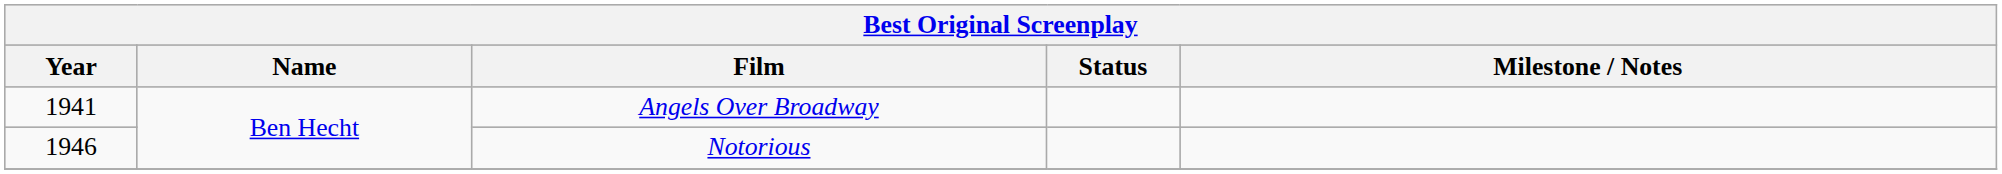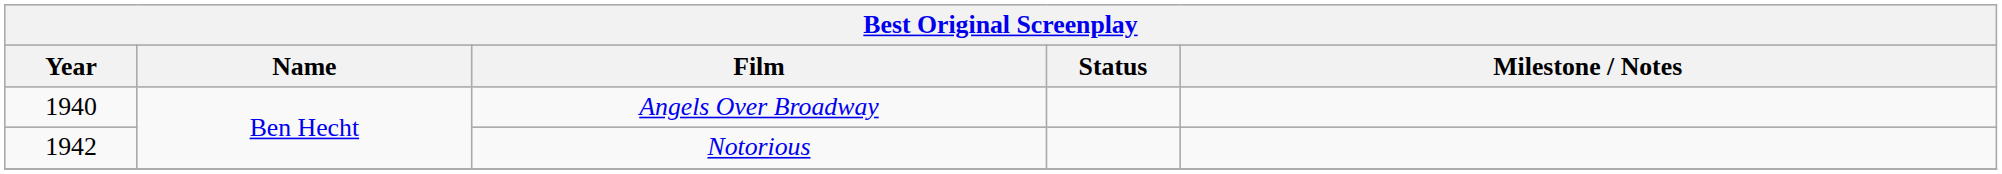(71, 106) 1941 -> (71, 106) 1940
(71, 147) 1946 -> (71, 147) 1942
